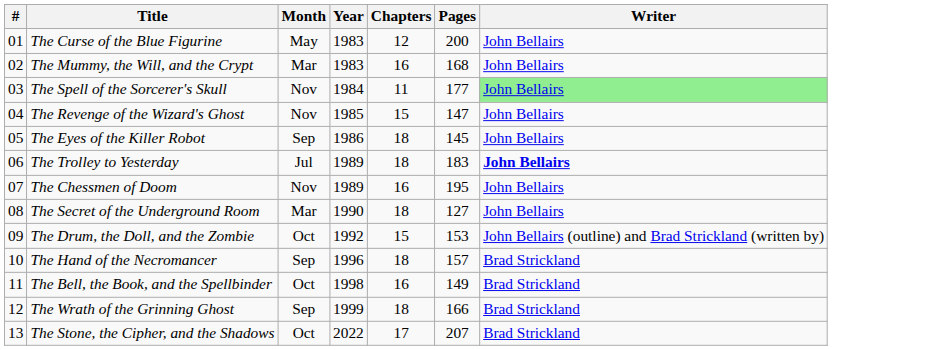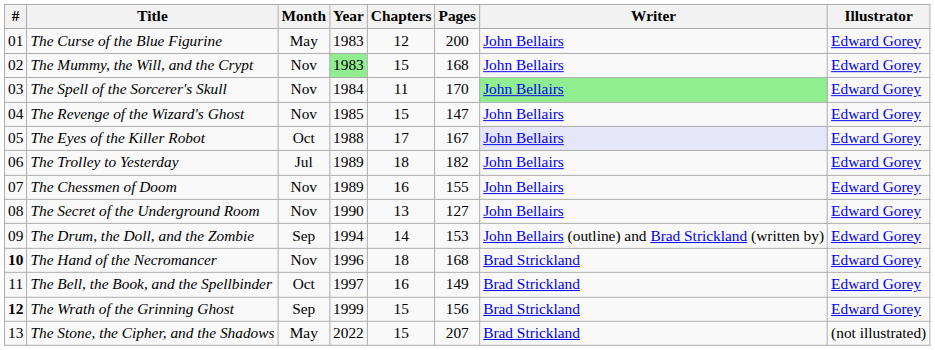+ column: (879, 16)
(304, 65) Mar -> (304, 65) Nov
(348, 65) no background -> (348, 65) lightgreen background
(401, 65) 16 -> (401, 65) 15
(457, 89) 177 -> (457, 89) 170
(304, 138) Sep -> (304, 138) Oct
(348, 138) 1986 -> (348, 138) 1988
(401, 138) 18 -> (401, 138) 17
(457, 138) 145 -> (457, 138) 167
(523, 138) no background -> (523, 138) lavender background
(457, 162) 183 -> (457, 162) 182
(526, 162) bold -> (523, 162) normal
(457, 187) 195 -> (457, 187) 155
(304, 211) Mar -> (304, 211) Nov
(401, 211) 18 -> (401, 211) 13
(304, 235) Oct -> (304, 235) Sep
(348, 235) 1992 -> (348, 235) 1994
(401, 235) 15 -> (401, 235) 14
(16, 260) normal -> (16, 260) bold
(304, 260) Sep -> (304, 260) Nov
(457, 260) 157 -> (457, 260) 168
(348, 284) 1998 -> (348, 284) 1997
(16, 308) normal -> (16, 308) bold
(401, 308) 18 -> (401, 308) 15
(457, 308) 166 -> (457, 308) 156
(304, 333) Oct -> (304, 333) May
(401, 333) 17 -> (401, 333) 15
